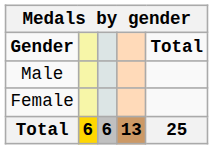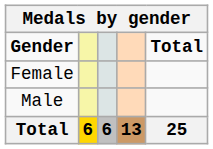rows swapped: (42, 75) <-> (42, 102)
